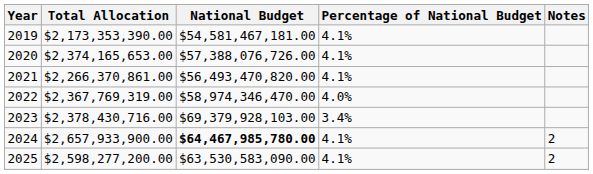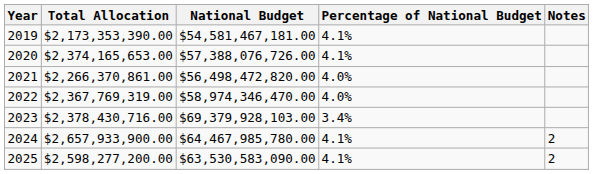(247, 76) $56,493,470,820.00 -> (247, 76) $56,498,472,820.00
(337, 76) 4.1% -> (337, 76) 4.0%
(247, 138) bold -> (247, 138) normal
